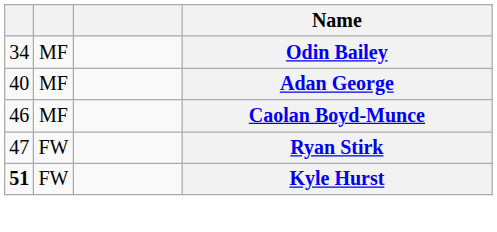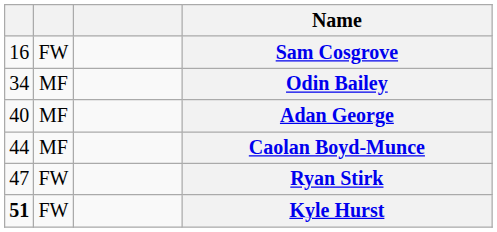+ row: (337, 52)
(19, 115) 46 -> (19, 147) 44
